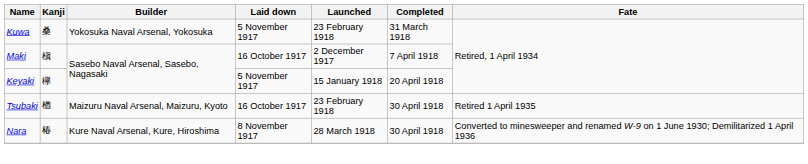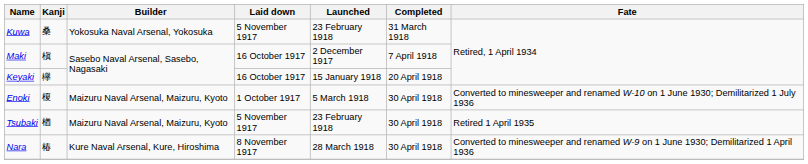(263, 81) 5 November 1917 -> (271, 77) 16 October 1917
+ row: (18, 98)
(272, 106) 16 October 1917 -> (262, 123) 5 November 1917
